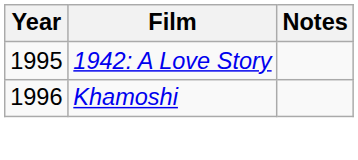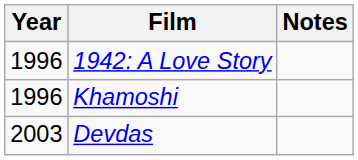(36, 60) 1995 -> (36, 60) 1996
+ row: (113, 135)
